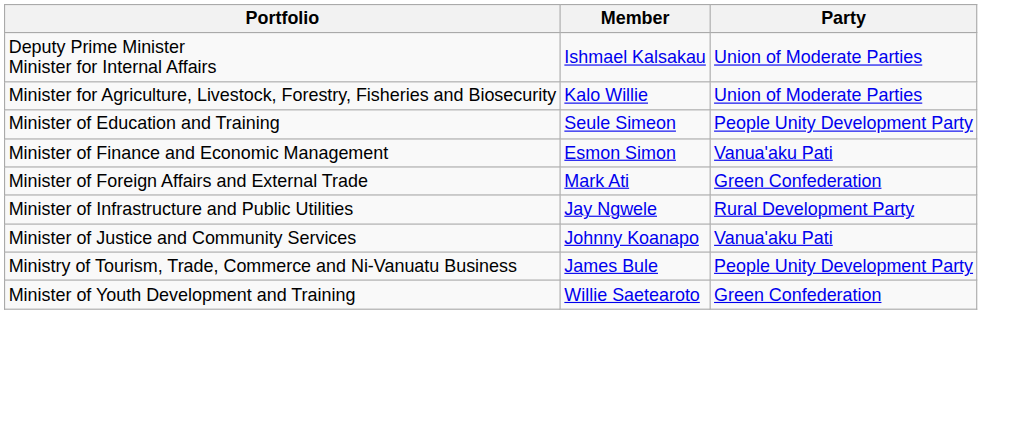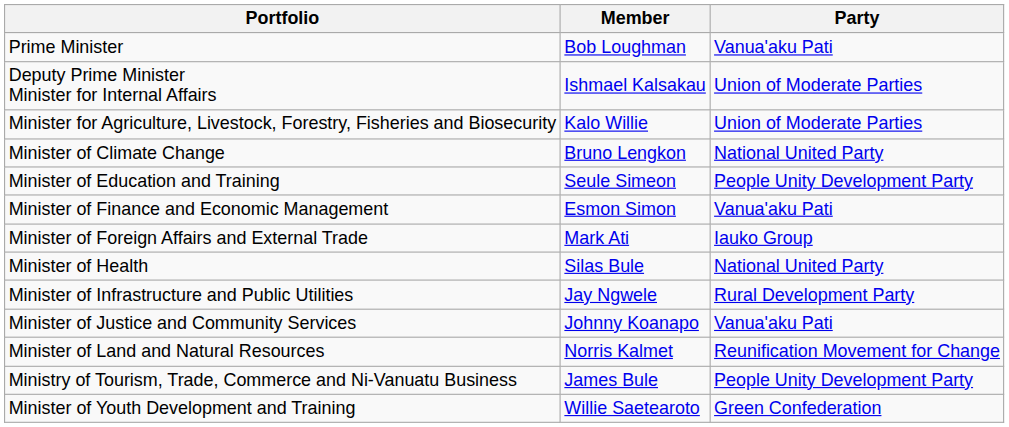+ row: (66, 47)
+ row: (117, 152)
(798, 180) Green Confederation -> (763, 237) Iauko Group
+ row: (78, 266)
+ row: (167, 351)
